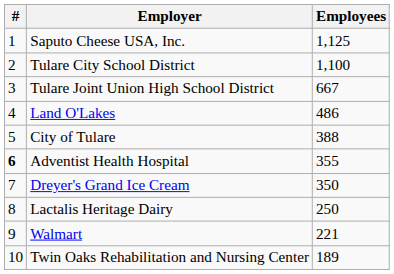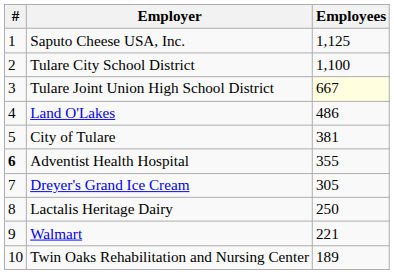(327, 88) no background -> (327, 88) lightyellow background
(327, 137) 388 -> (327, 137) 381
(327, 185) 350 -> (327, 185) 305
